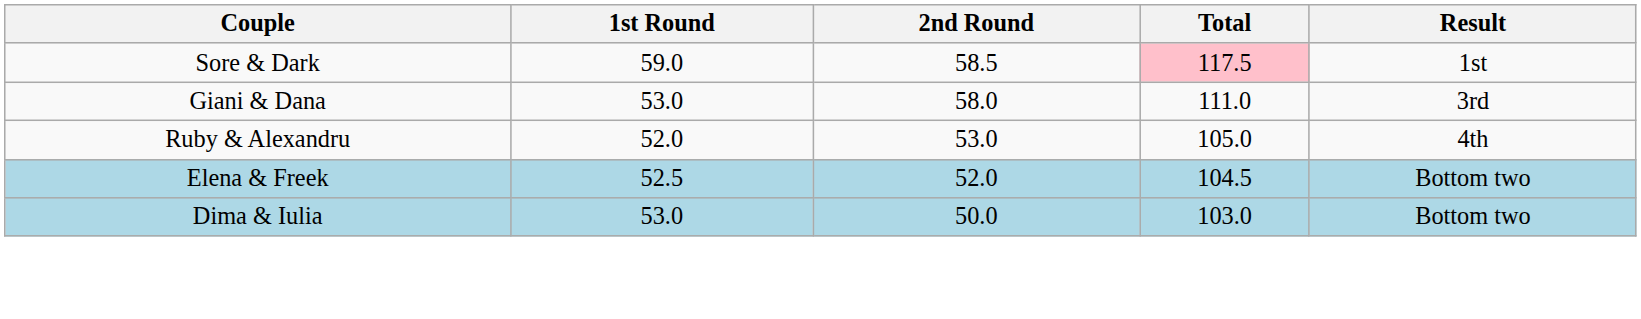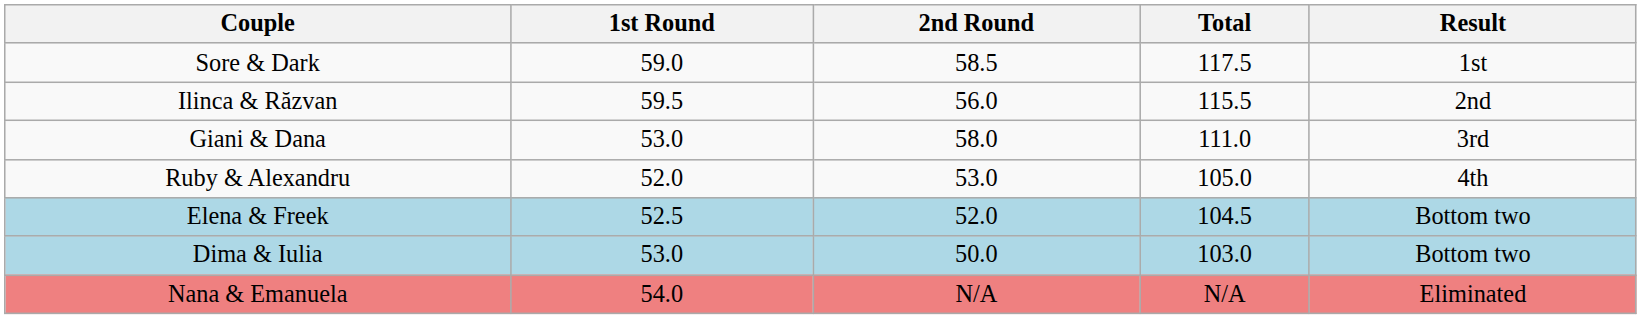(1225, 62) pink background -> (1225, 62) no background
+ row: (258, 100)
+ row: (258, 293)
